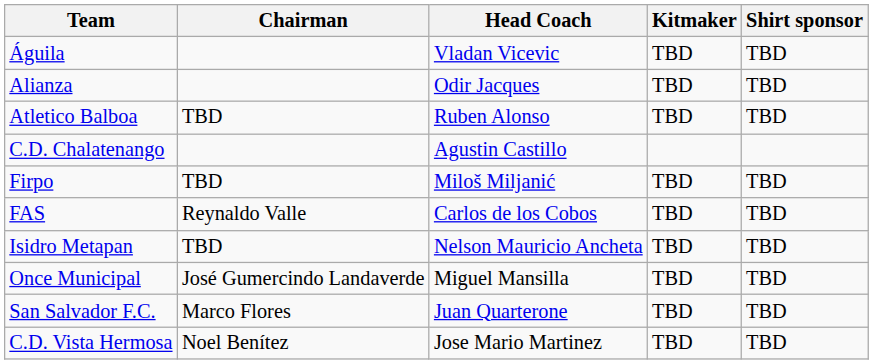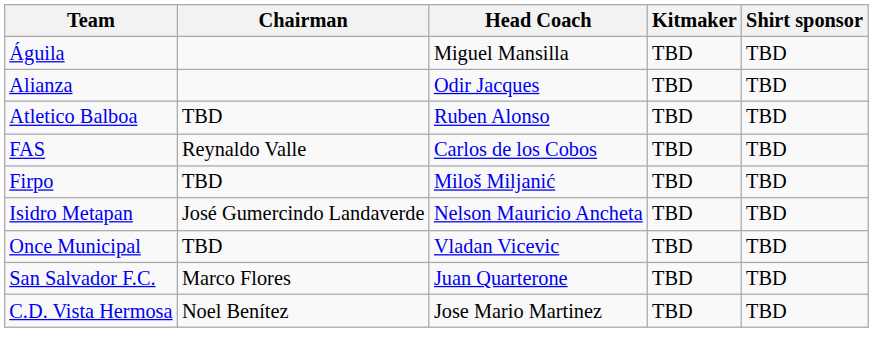(497, 52) Vladan Vicevic -> (501, 52) Miguel Mansilla
- row: (87, 149)
rows swapped: (27, 213) <-> (31, 181)
(202, 246) TBD -> (303, 213) José Gumercindo Landaverde
(303, 278) José Gumercindo Landaverde -> (202, 246) TBD
(501, 278) Miguel Mansilla -> (497, 246) Vladan Vicevic
